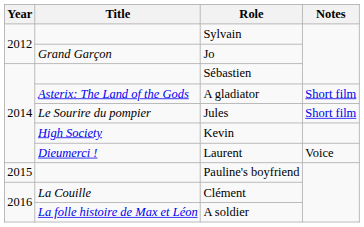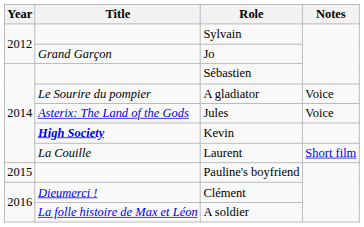(113, 93) Asterix: The Land of the Gods -> (94, 93) Le Sourire du pompier
(331, 93) Short film -> (319, 93) Voice
(94, 113) Le Sourire du pompier -> (113, 113) Asterix: The Land of the Gods
(331, 113) Short film -> (319, 113) Voice
(70, 133) normal -> (71, 133) bold
(68, 152) Dieumerci ! -> (65, 152) La Couille
(319, 152) Voice -> (331, 152) Short film
(65, 192) La Couille -> (68, 192) Dieumerci !
